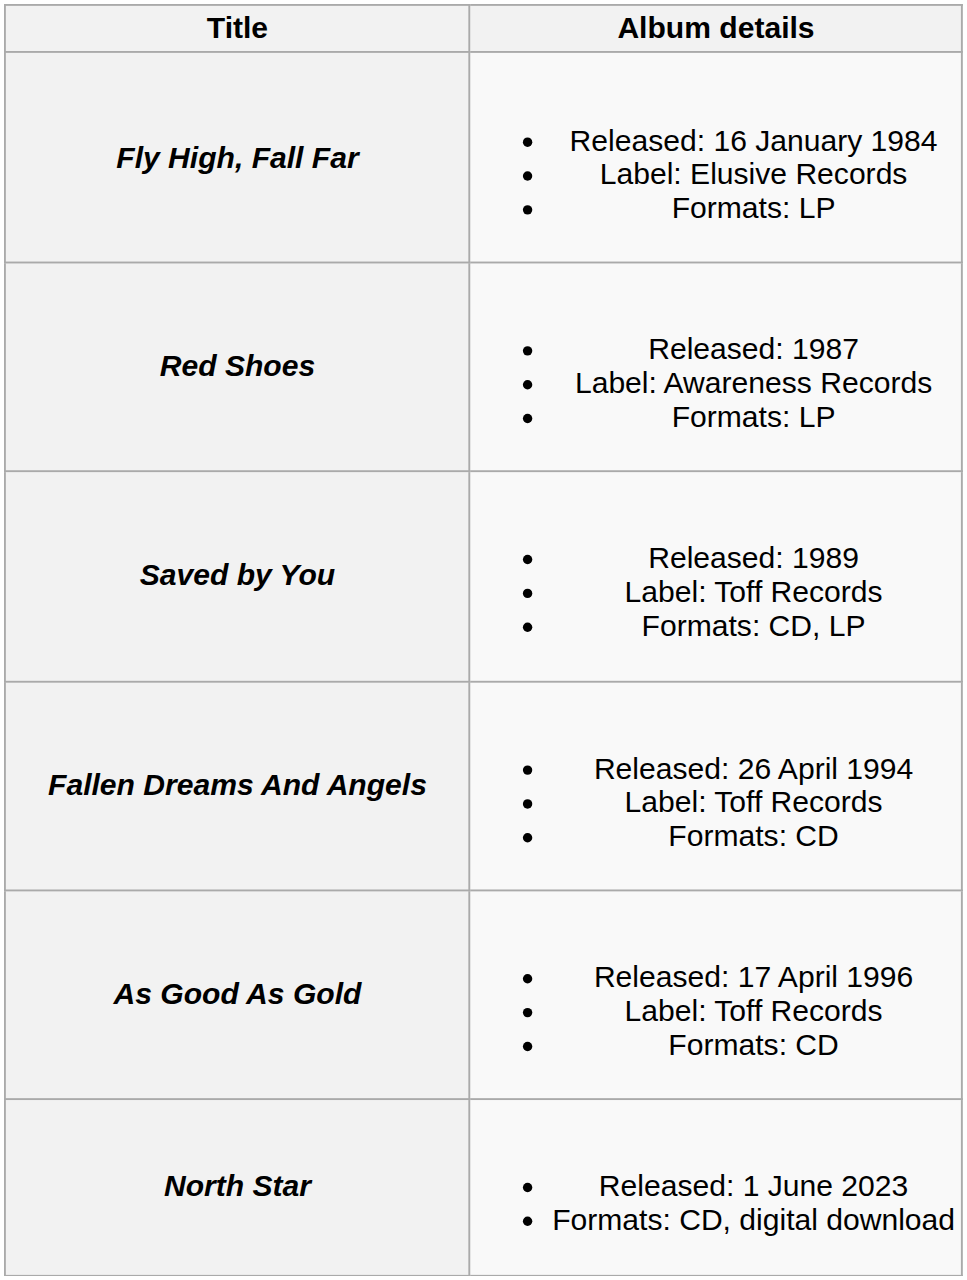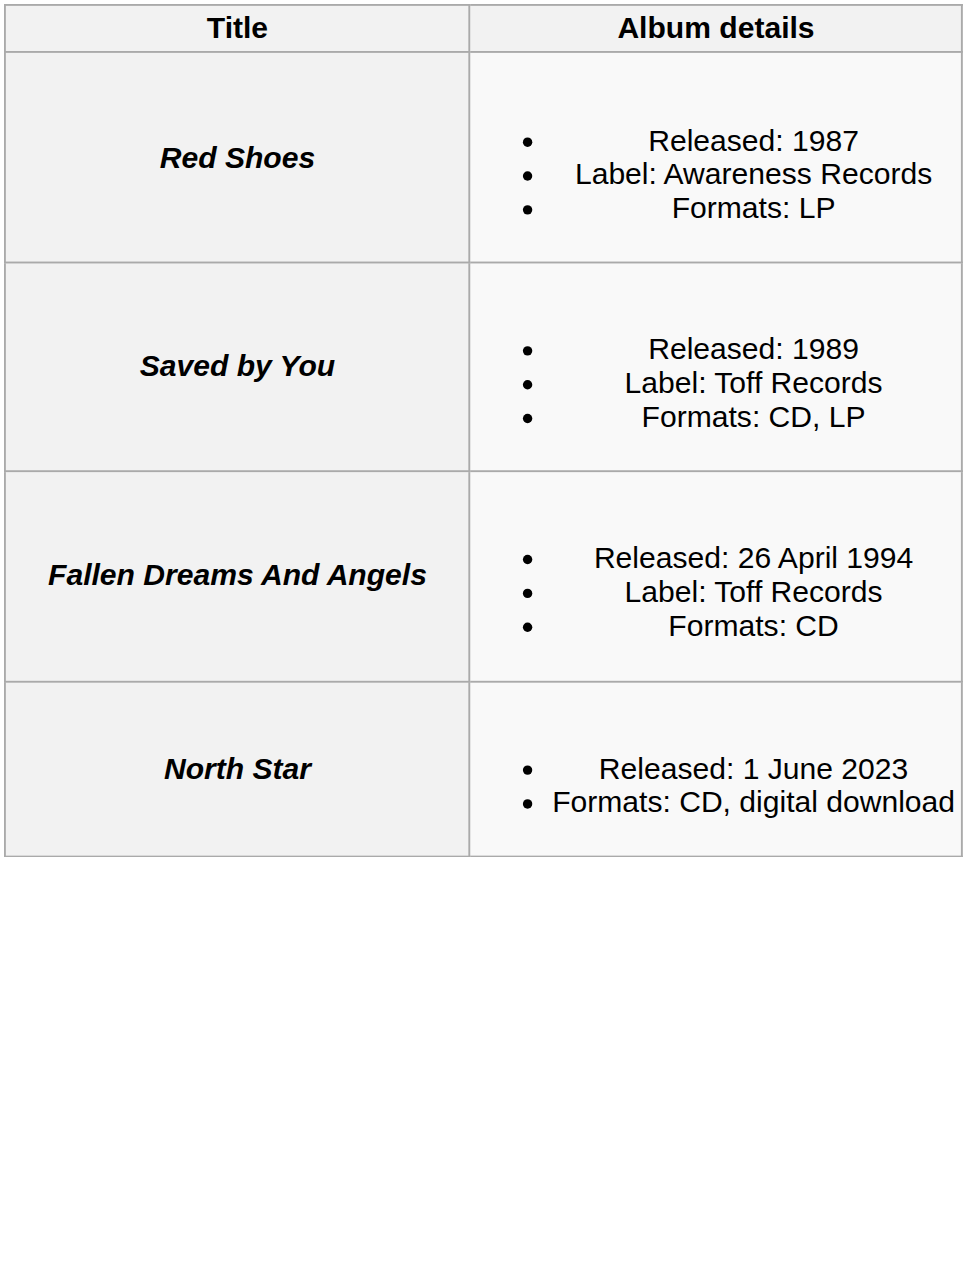- row: (237, 156)
- row: (237, 994)
